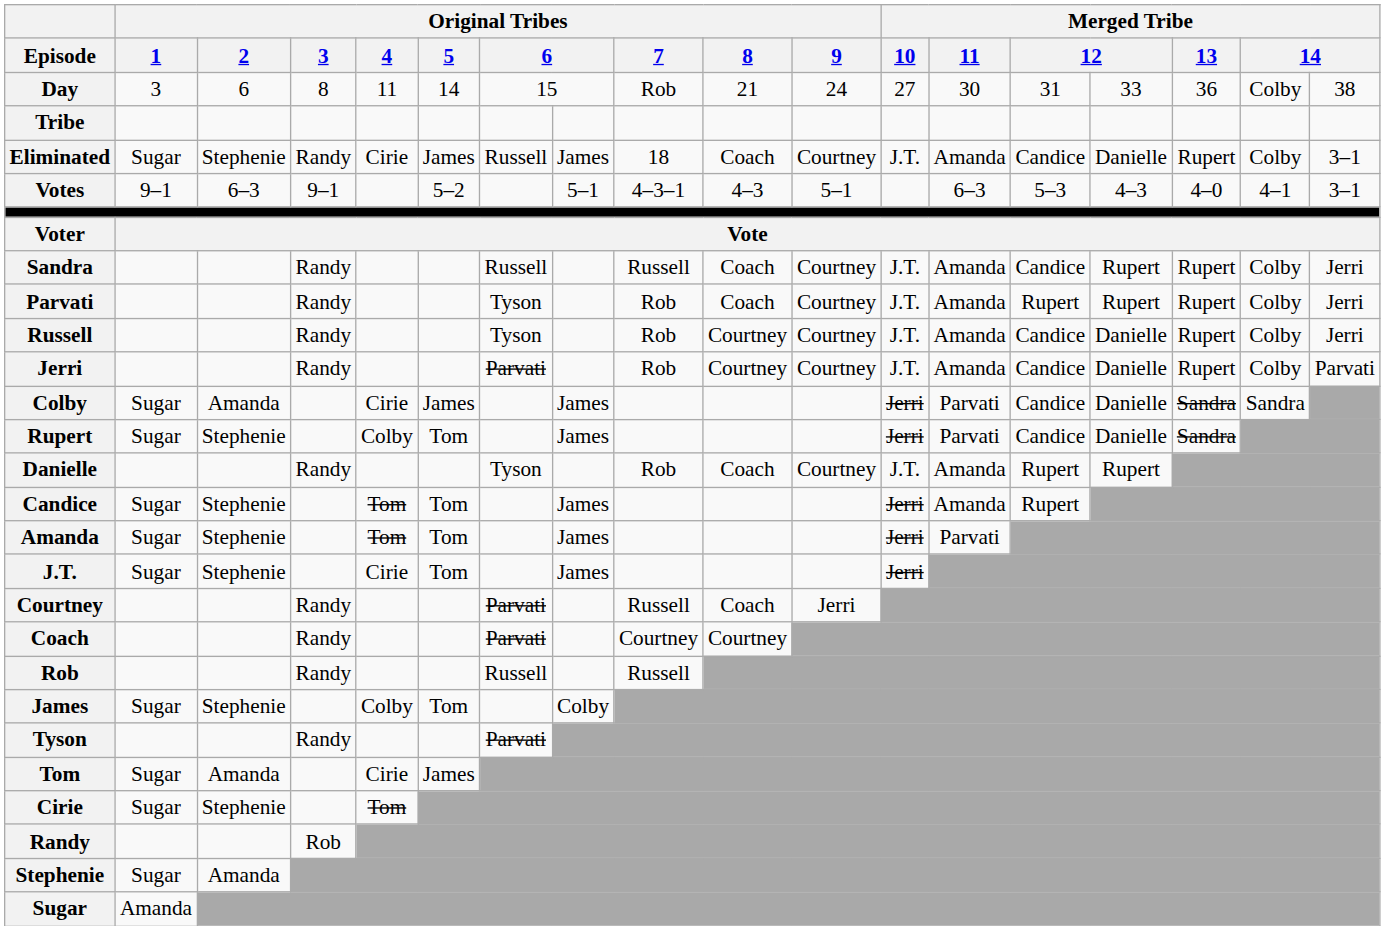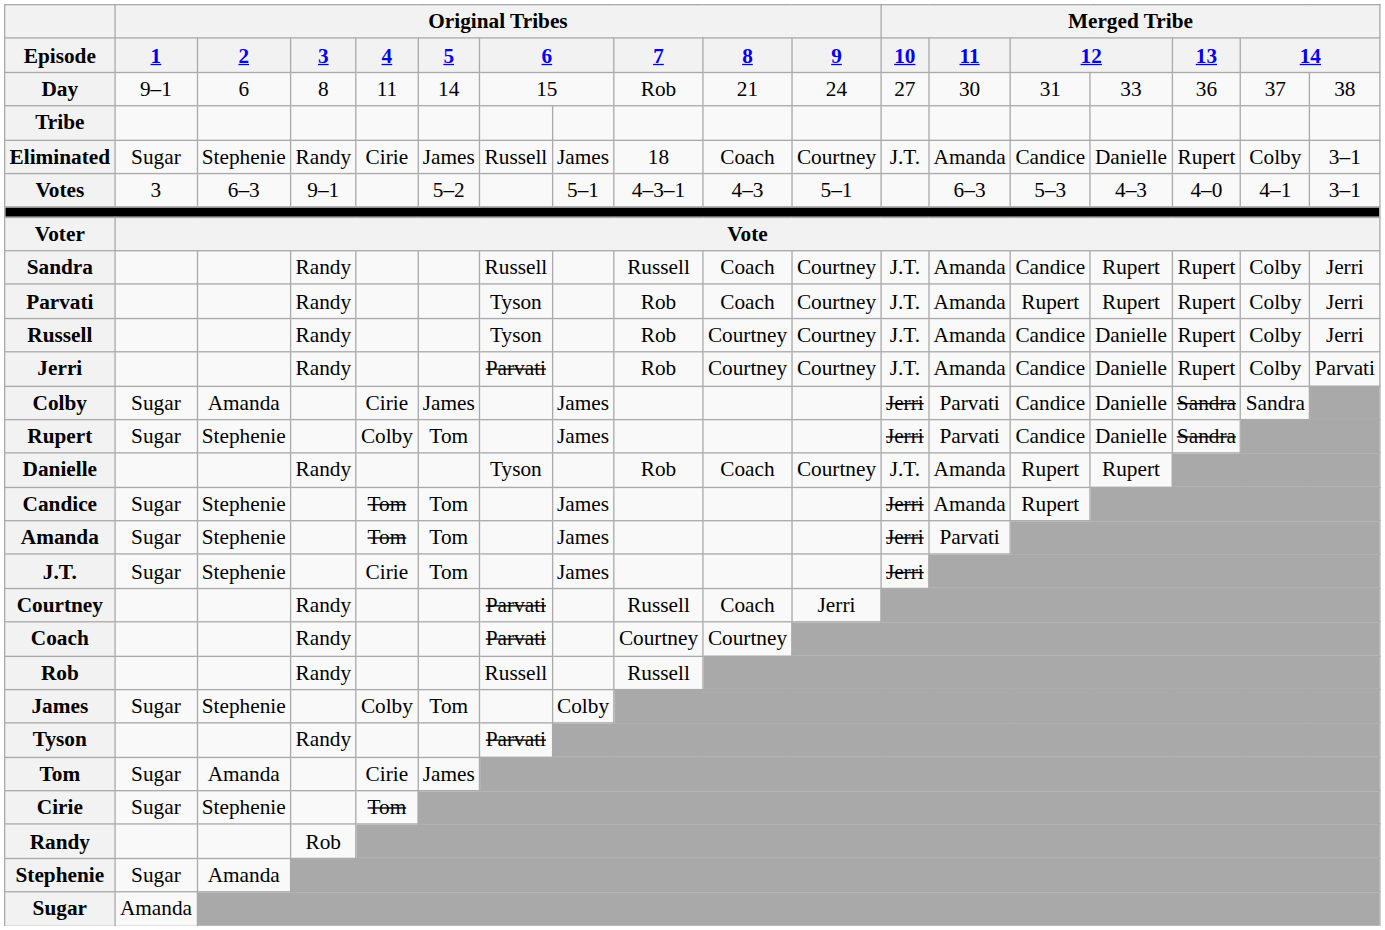(156, 88) 3 -> (156, 88) 9–1
(1275, 88) Colby -> (1275, 88) 37
(156, 190) 9–1 -> (156, 190) 3
